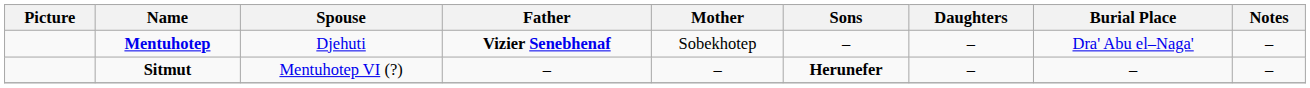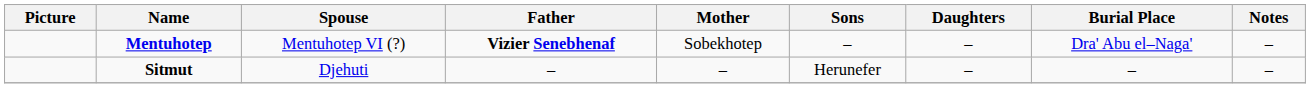(341, 43) Djehuti -> (344, 43) Mentuhotep VI (?)
(341, 69) Mentuhotep VI (?) -> (344, 69) Djehuti
(846, 69) bold -> (847, 69) normal
